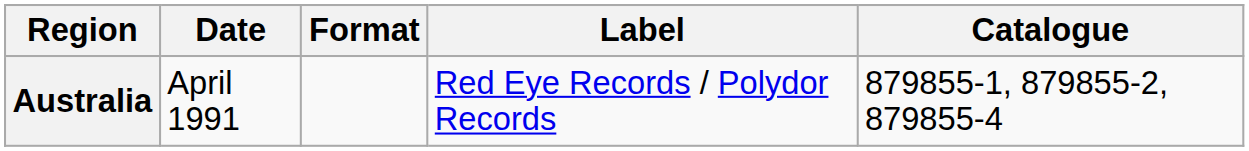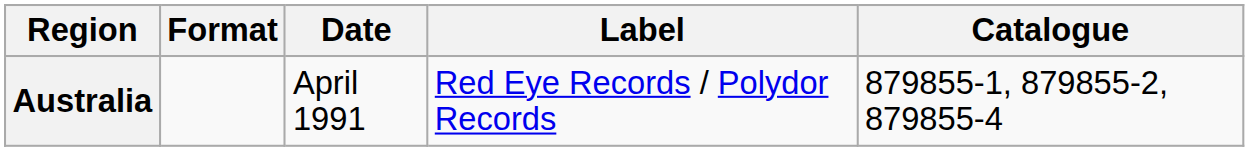columns swapped: (231, 30) <-> (364, 30)
